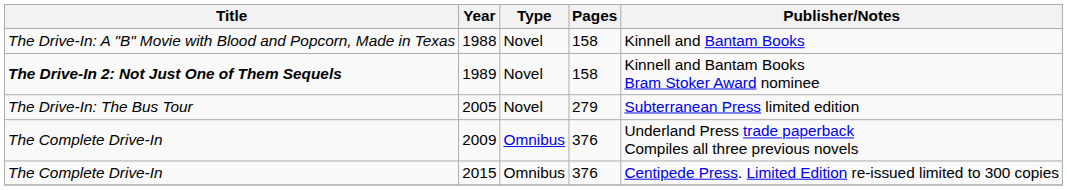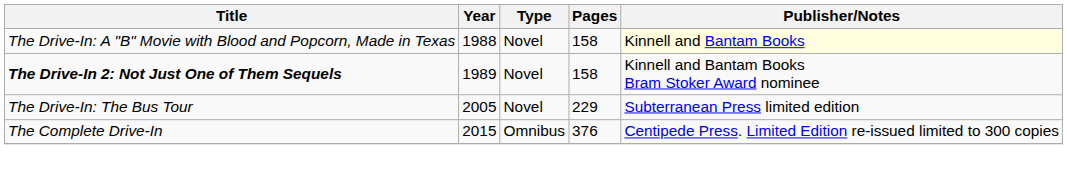(715, 41) no background -> (715, 41) lightyellow background
(585, 107) 279 -> (585, 107) 229
- row: (479, 140)
